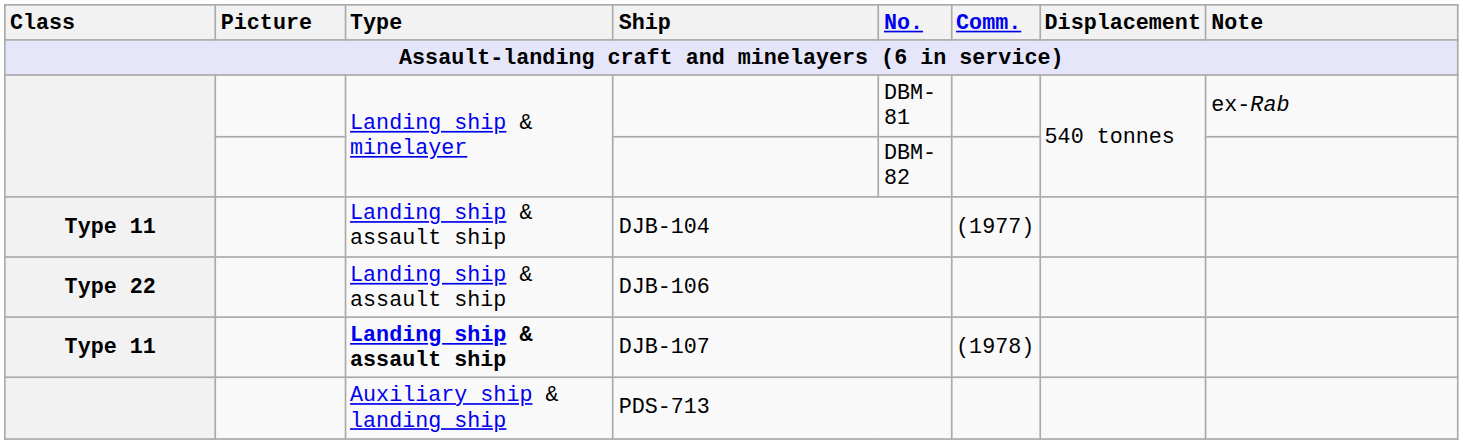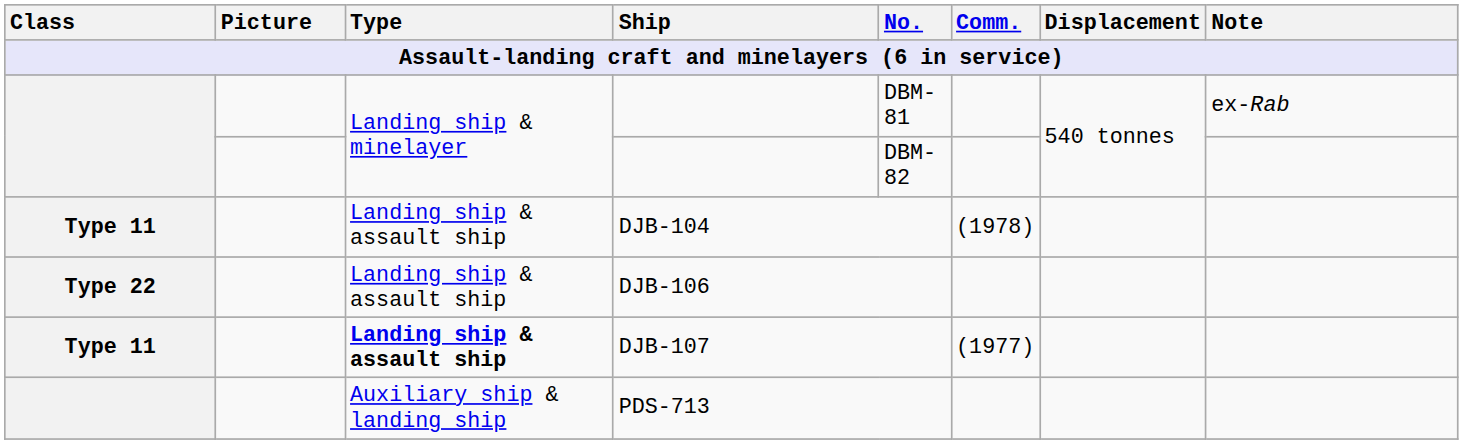(995, 227) (1977) -> (995, 227) (1978)
(995, 348) (1978) -> (995, 348) (1977)
